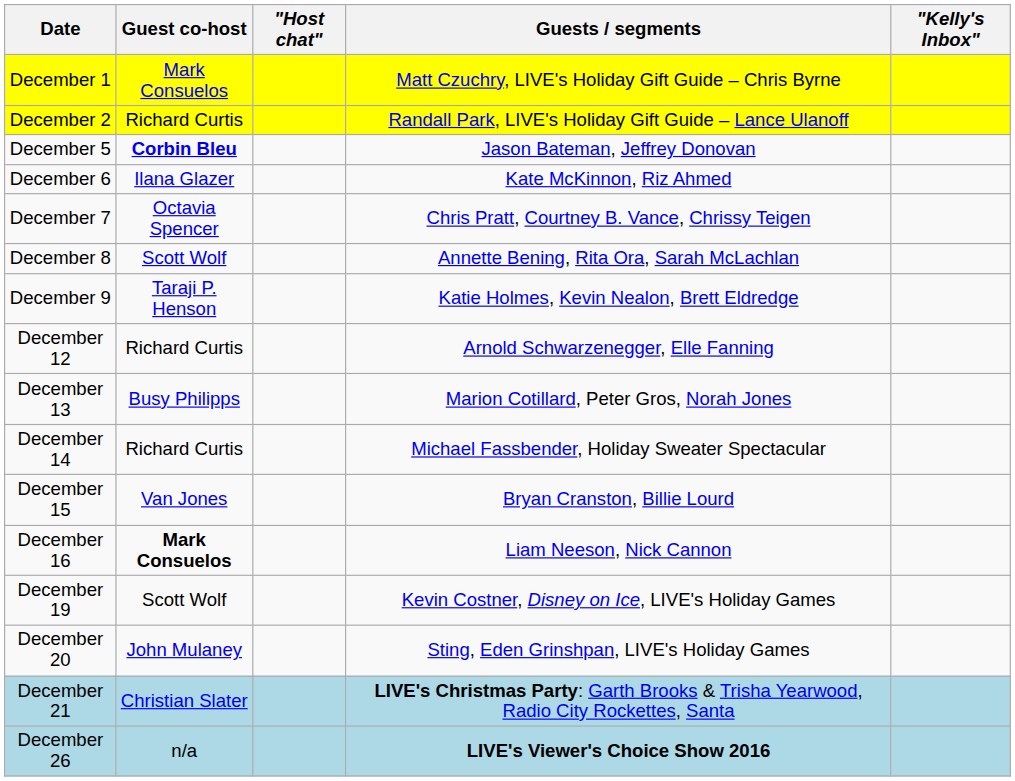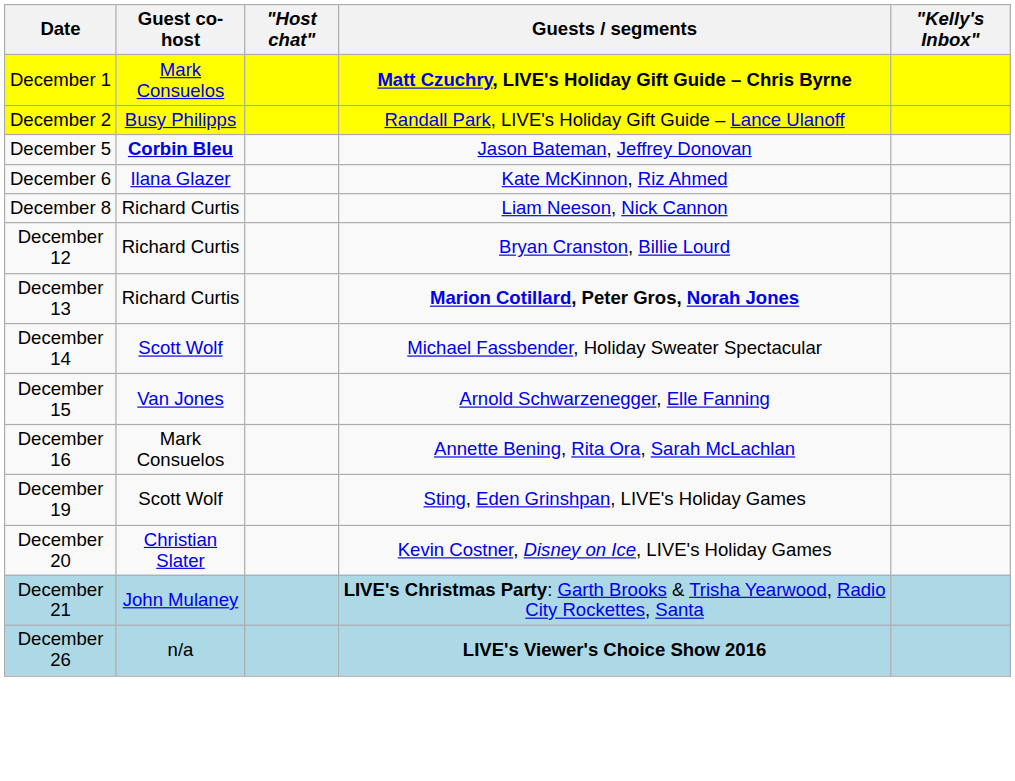(619, 79) normal -> (615, 79) bold
(184, 119) Richard Curtis -> (180, 119) Busy Philipps
- row: (60, 218)
(184, 258) Scott Wolf -> (180, 208) Richard Curtis
(619, 258) Annette Bening, Rita Ora, Sarah McLachlan -> (615, 208) Liam Neeson, Nick Cannon
- row: (60, 298)
(619, 348) Arnold Schwarzenegger, Elle Fanning -> (615, 248) Bryan Cranston, Billie Lourd
(184, 398) Busy Philipps -> (180, 298) Richard Curtis
(619, 398) normal -> (615, 298) bold
(184, 449) Richard Curtis -> (180, 348) Scott Wolf
(619, 499) Bryan Cranston, Billie Lourd -> (615, 398) Arnold Schwarzenegger, Elle Fanning
(184, 549) bold -> (180, 449) normal
(619, 549) Liam Neeson, Nick Cannon -> (615, 449) Annette Bening, Rita Ora, Sarah McLachlan
(619, 600) Kevin Costner, Disney on Ice, LIVE's Holiday Games -> (615, 499) Sting, Eden Grinshpan, LIVE's Holiday Games
(184, 650) John Mulaney -> (180, 549) Christian Slater
(619, 650) Sting, Eden Grinshpan, LIVE's Holiday Games -> (615, 549) Kevin Costner, Disney on Ice, LIVE's Holiday Games
(184, 700) Christian Slater -> (180, 600) John Mulaney
